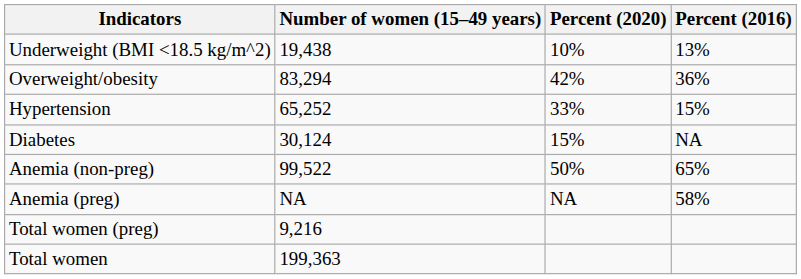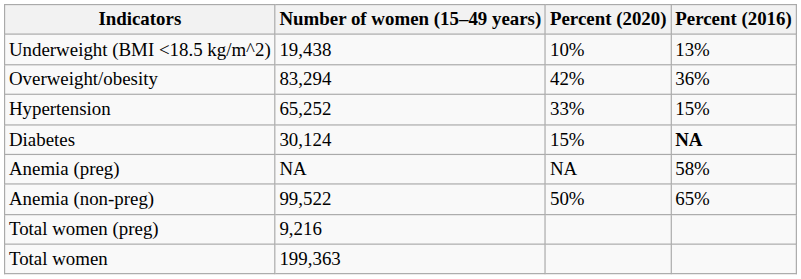(689, 139) normal -> (689, 139) bold
rows swapped: (82, 169) <-> (64, 199)
